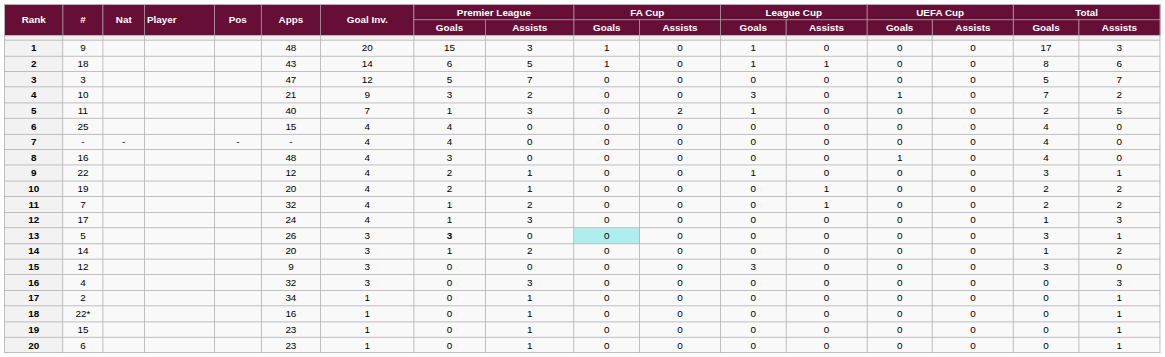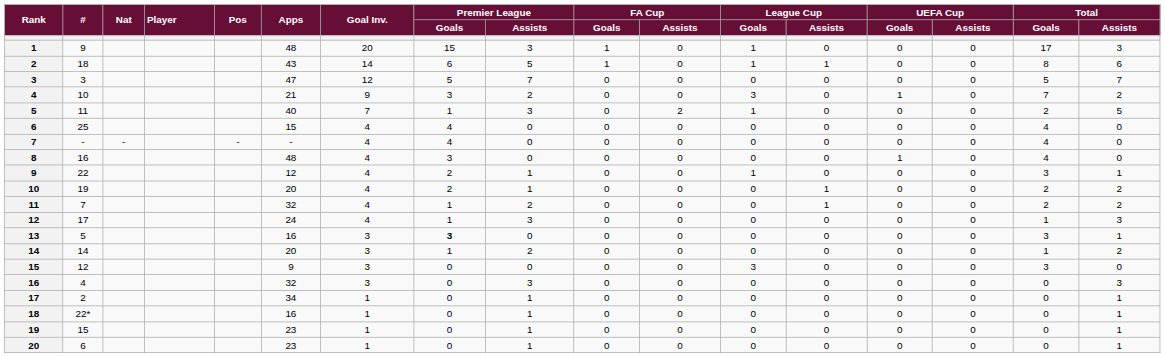(291, 235) 26 -> (291, 235) 16
(607, 235) paleturquoise background -> (607, 235) no background
